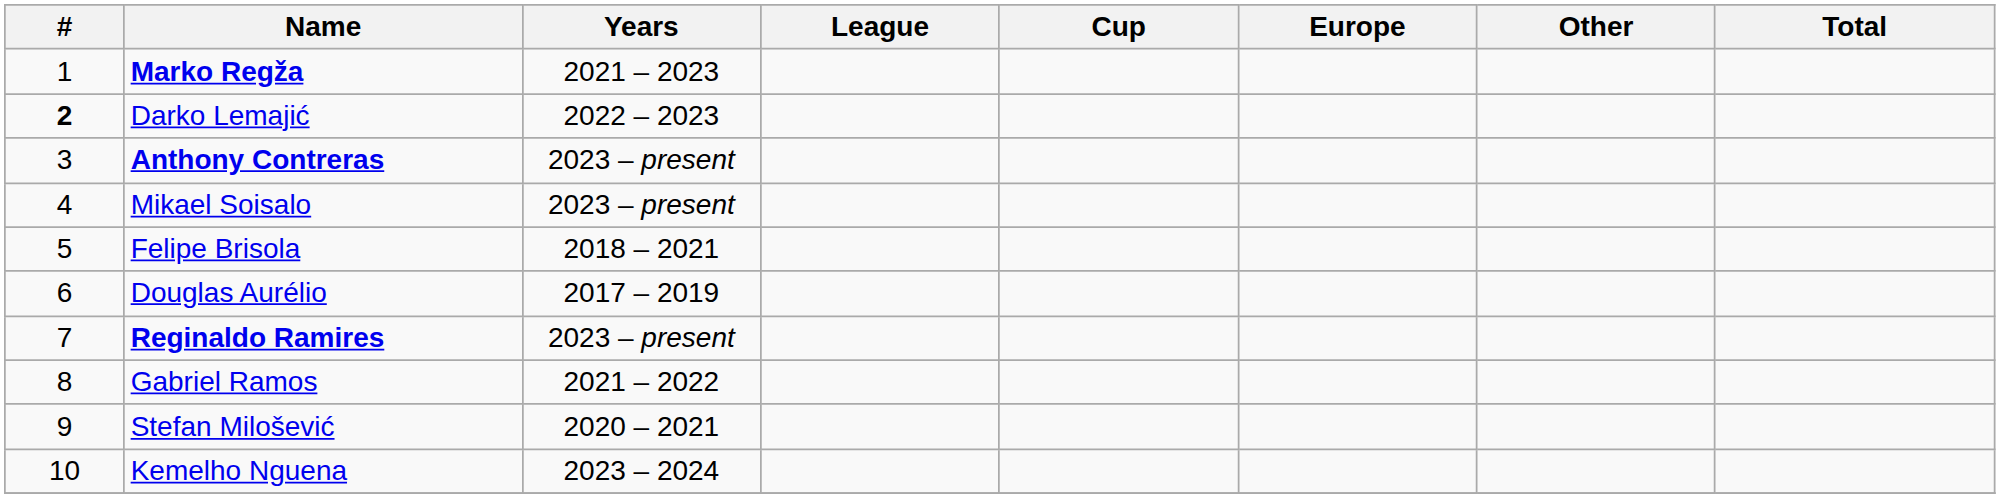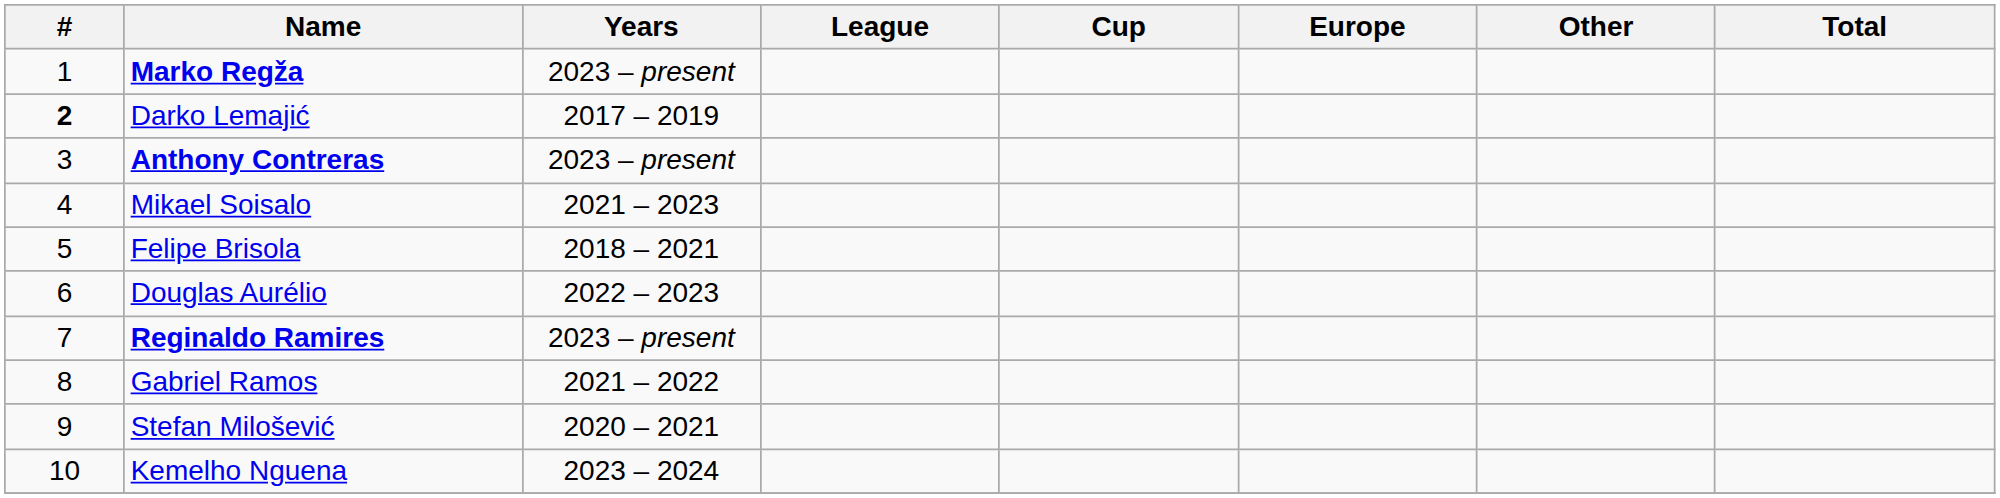(641, 71) 2021 – 2023 -> (641, 71) 2023 – present
(641, 115) 2022 – 2023 -> (641, 115) 2017 – 2019
(641, 204) 2023 – present -> (641, 204) 2021 – 2023
(641, 293) 2017 – 2019 -> (641, 293) 2022 – 2023
